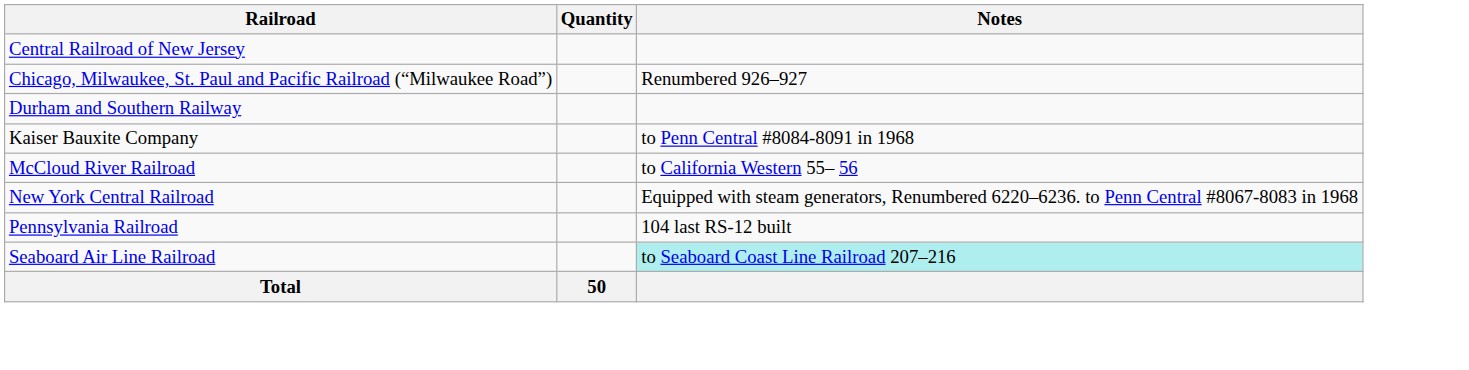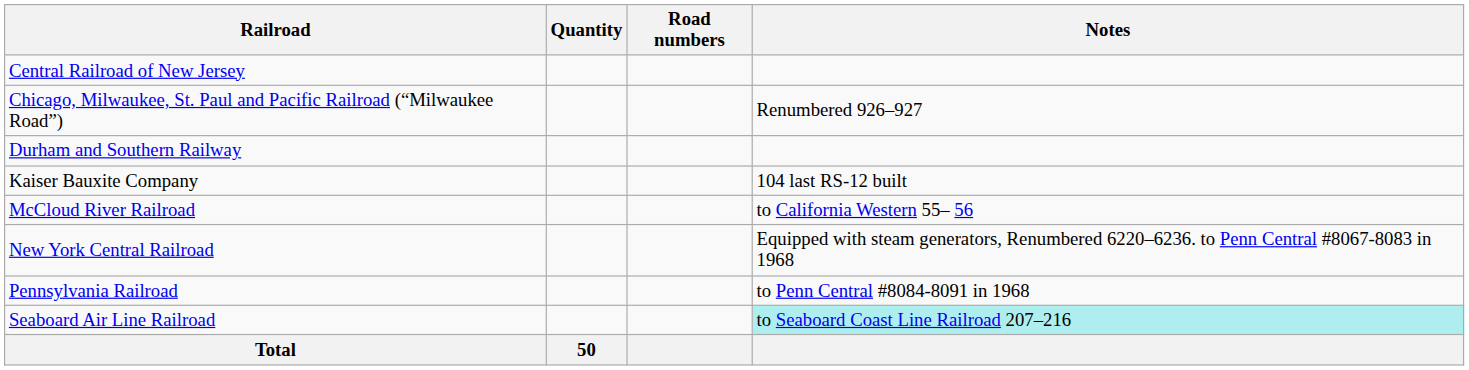+ column: (689, 29)
(778, 138) to Penn Central #8084-8091 in 1968 -> (832, 180) 104 last RS-12 built
(716, 227) 104 last RS-12 built -> (893, 290) to Penn Central #8084-8091 in 1968
